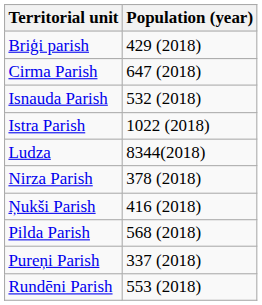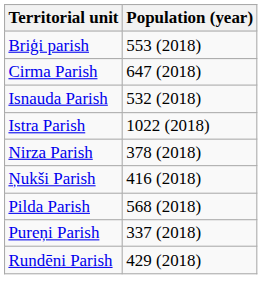(164, 44) 429 (2018) -> (164, 44) 553 (2018)
- row: (30, 152)
(164, 286) 553 (2018) -> (164, 260) 429 (2018)
